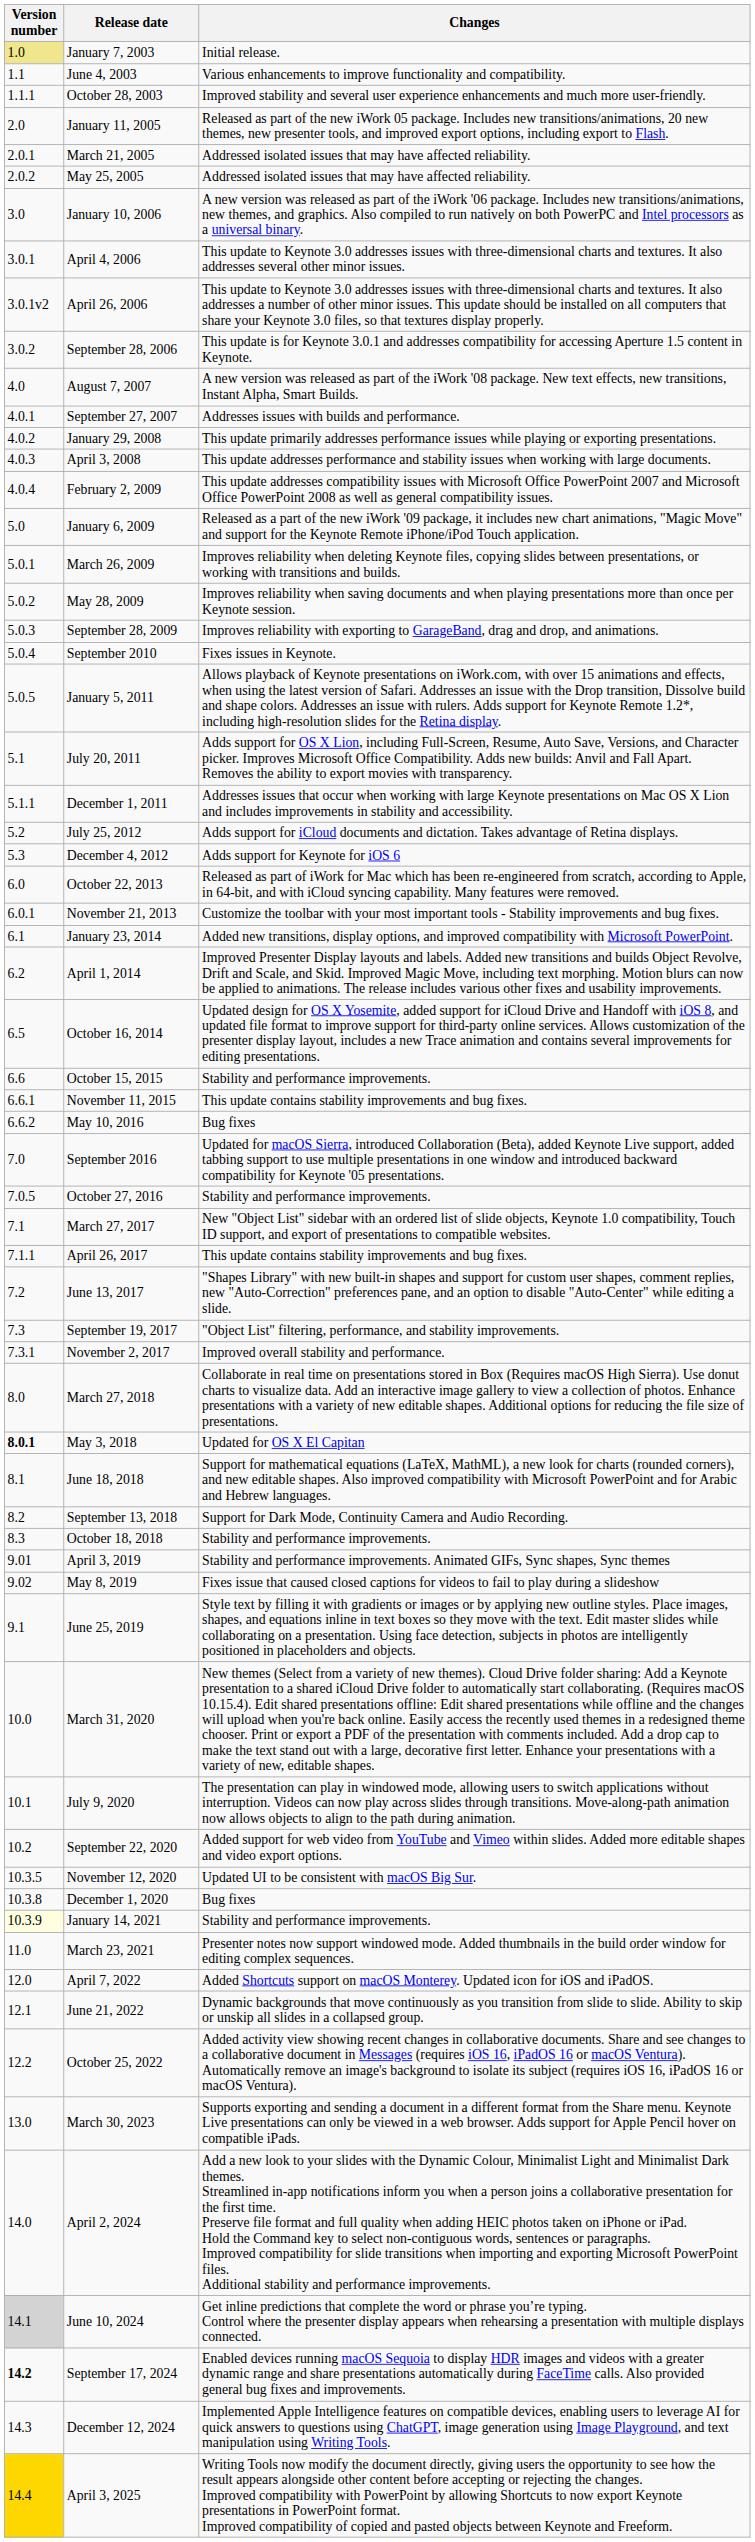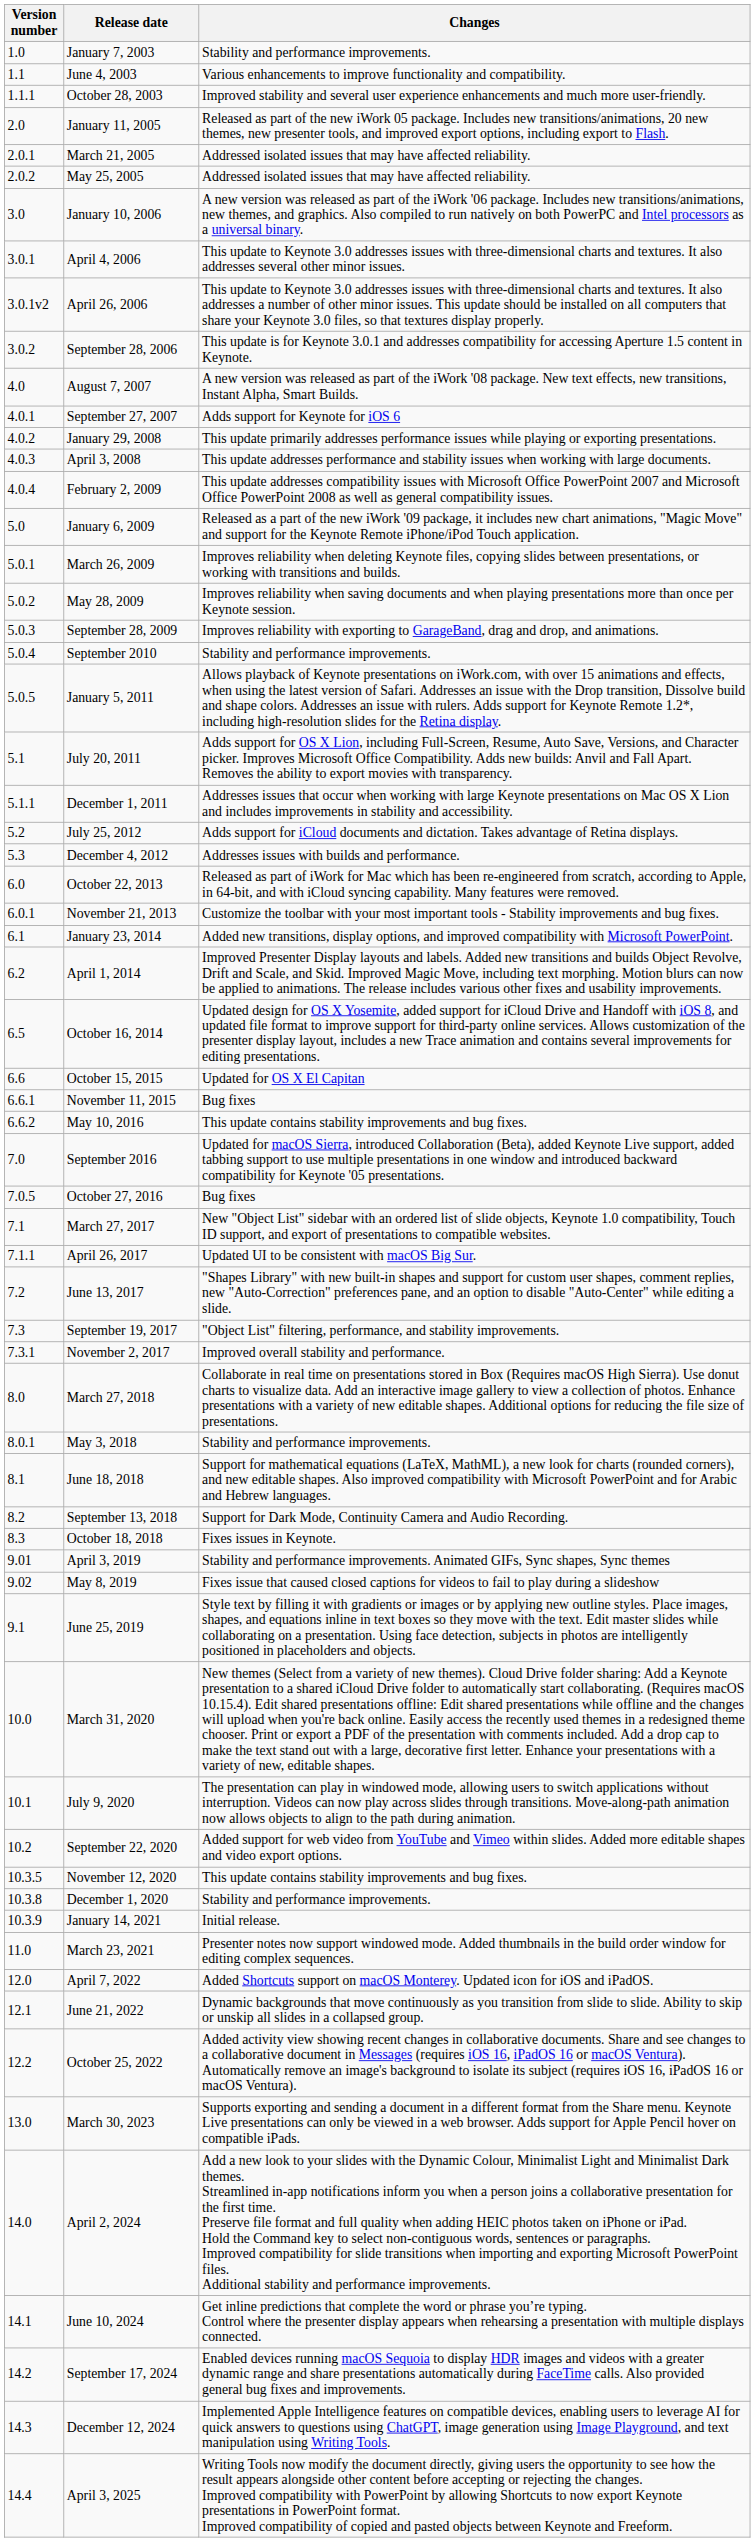(16, 52) khaki background -> (16, 52) no background
(241, 52) Initial release. -> (316, 52) Stability and performance improvements.
(331, 416) Addresses issues with builds and performance. -> (301, 416) Adds support for Keynote for iOS 6
(269, 653) Fixes issues in Keynote. -> (316, 653) Stability and performance improvements.
(301, 855) Adds support for Keynote for iOS 6 -> (331, 855) Addresses issues with builds and performance.
(316, 1078) Stability and performance improvements. -> (283, 1078) Updated for OS X El Capitan
(365, 1100) This update contains stability improvements and bug fixes. -> (229, 1100) Bug fixes
(229, 1122) Bug fixes -> (365, 1122) This update contains stability improvements and bug fixes.
(316, 1197) Stability and performance improvements. -> (229, 1197) Bug fixes
(365, 1256) This update contains stability improvements and bug fixes. -> (339, 1256) Updated UI to be consistent with macOS Big Sur.
(21, 1442) bold -> (21, 1442) normal
(283, 1442) Updated for OS X El Capitan -> (316, 1442) Stability and performance improvements.
(316, 1539) Stability and performance improvements. -> (269, 1539) Fixes issues in Keynote.
(339, 1877) Updated UI to be consistent with macOS Big Sur. -> (365, 1877) This update contains stability improvements and bug fixes.
(229, 1899) Bug fixes -> (316, 1899) Stability and performance improvements.
(25, 1921) lightyellow background -> (25, 1921) no background
(316, 1921) Stability and performance improvements. -> (241, 1921) Initial release.
(20, 2321) lightgrey background -> (20, 2321) no background
(20, 2374) bold -> (20, 2374) normal
(20, 2495) gold background -> (20, 2495) no background
